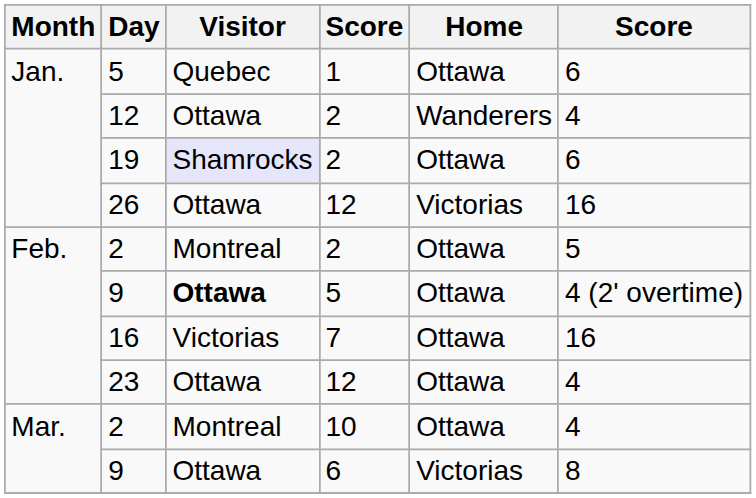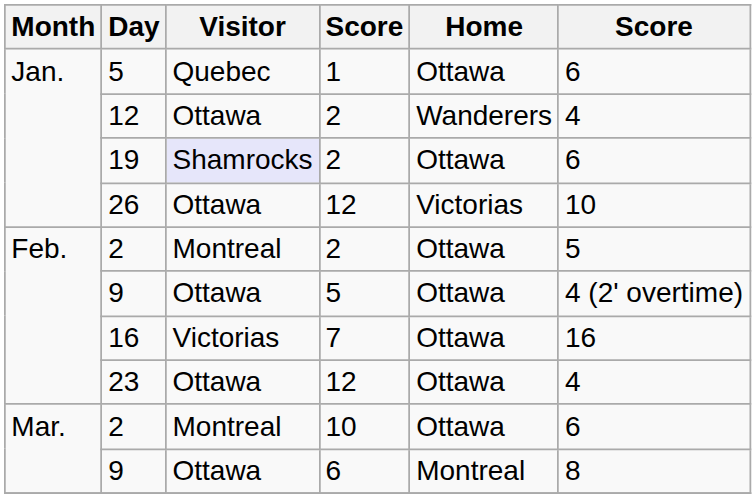(581, 204) 16 -> (581, 204) 10
(219, 293) bold -> (217, 293) normal
(573, 426) 4 -> (573, 426) 6
(470, 470) Victorias -> (471, 470) Montreal
